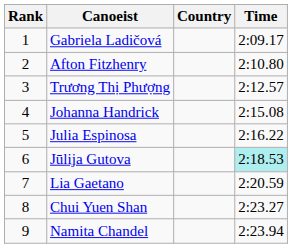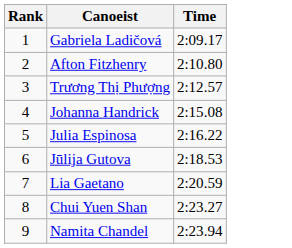- column: (204, 16)
(261, 159) paleturquoise background -> (200, 159) no background
